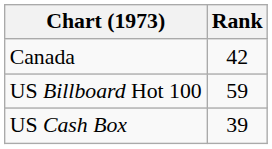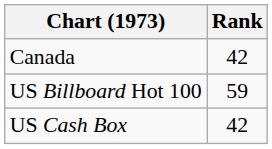(237, 125) 39 -> (237, 125) 42
